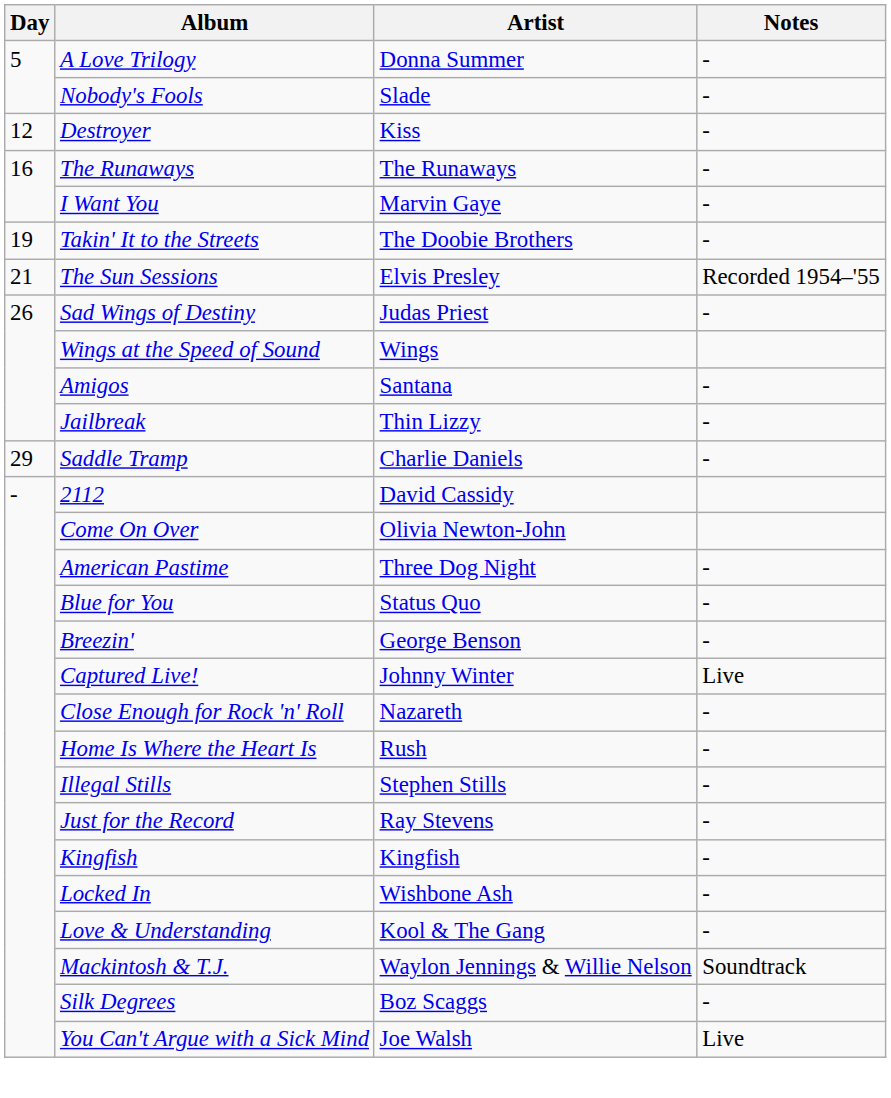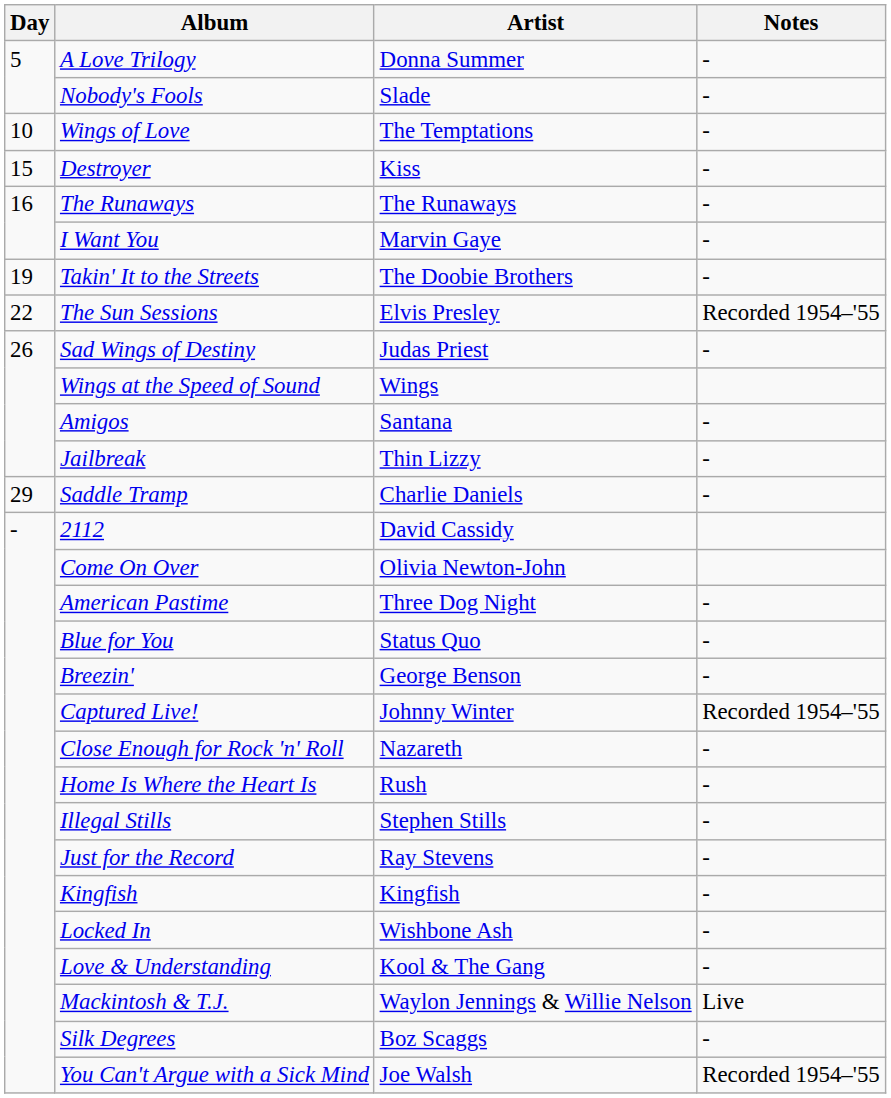+ row: (125, 131)
(21, 131) 12 -> (21, 167) 15
(21, 276) 21 -> (21, 312) 22
(723, 675) Live -> (791, 712) Recorded 1954–'55
(754, 966) Soundtrack -> (723, 1002) Live
(723, 1038) Live -> (791, 1074) Recorded 1954–'55
